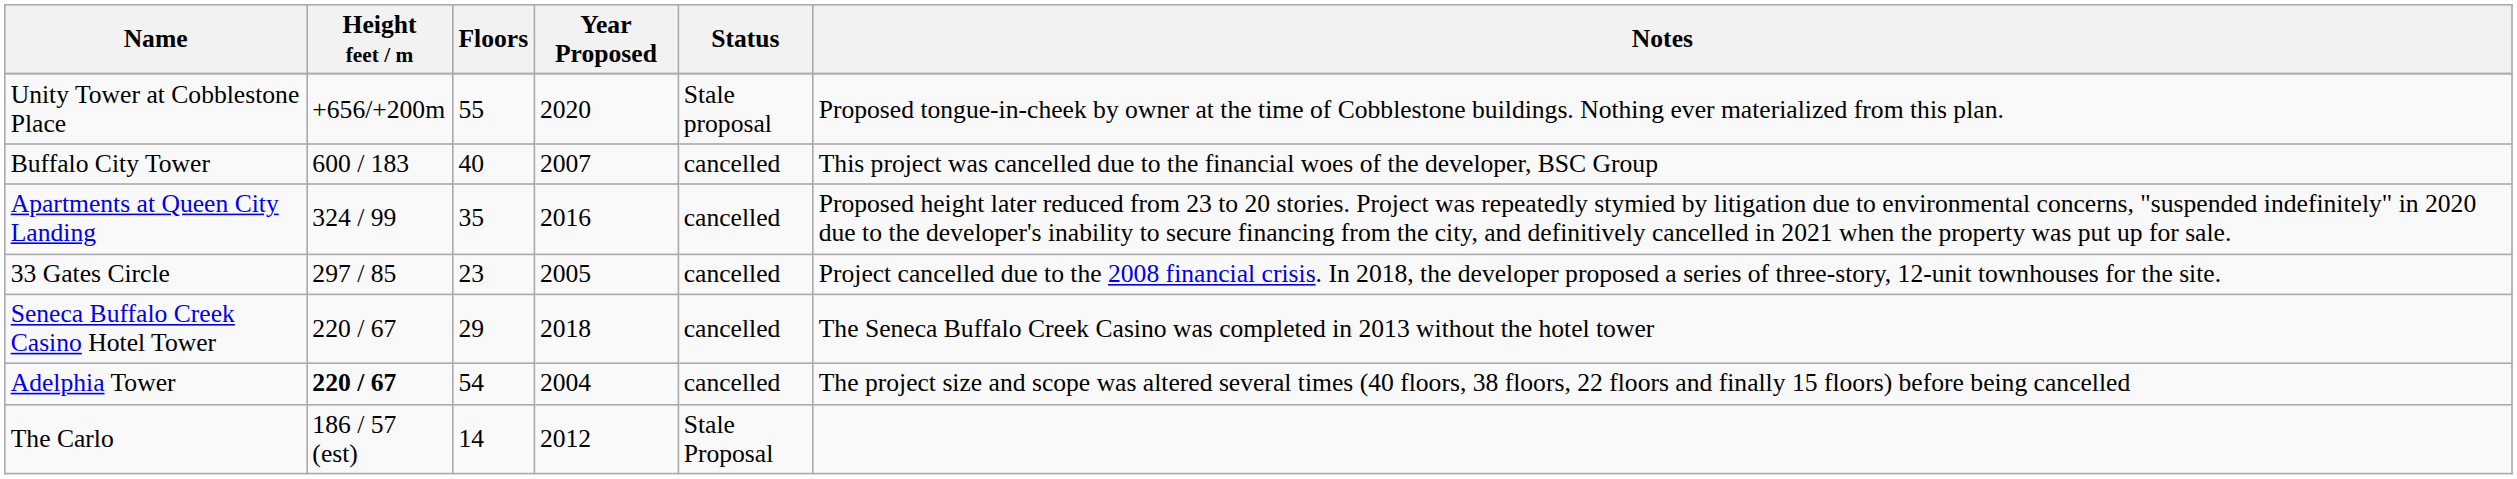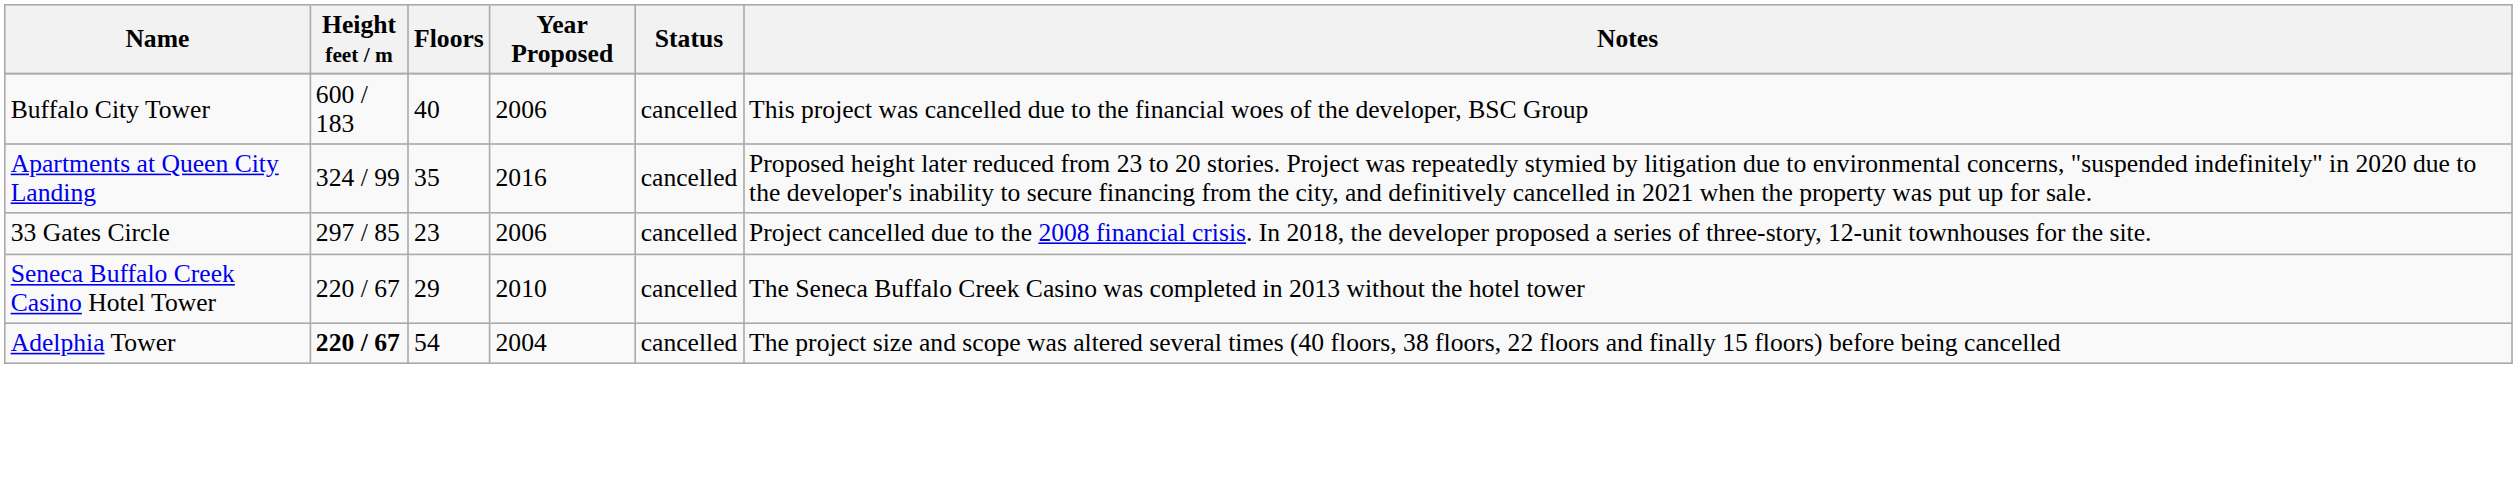- row: (155, 108)
(566, 163) 2007 -> (521, 108) 2006
(566, 273) 2005 -> (521, 233) 2006
(566, 328) 2018 -> (521, 288) 2010
- row: (62, 438)
